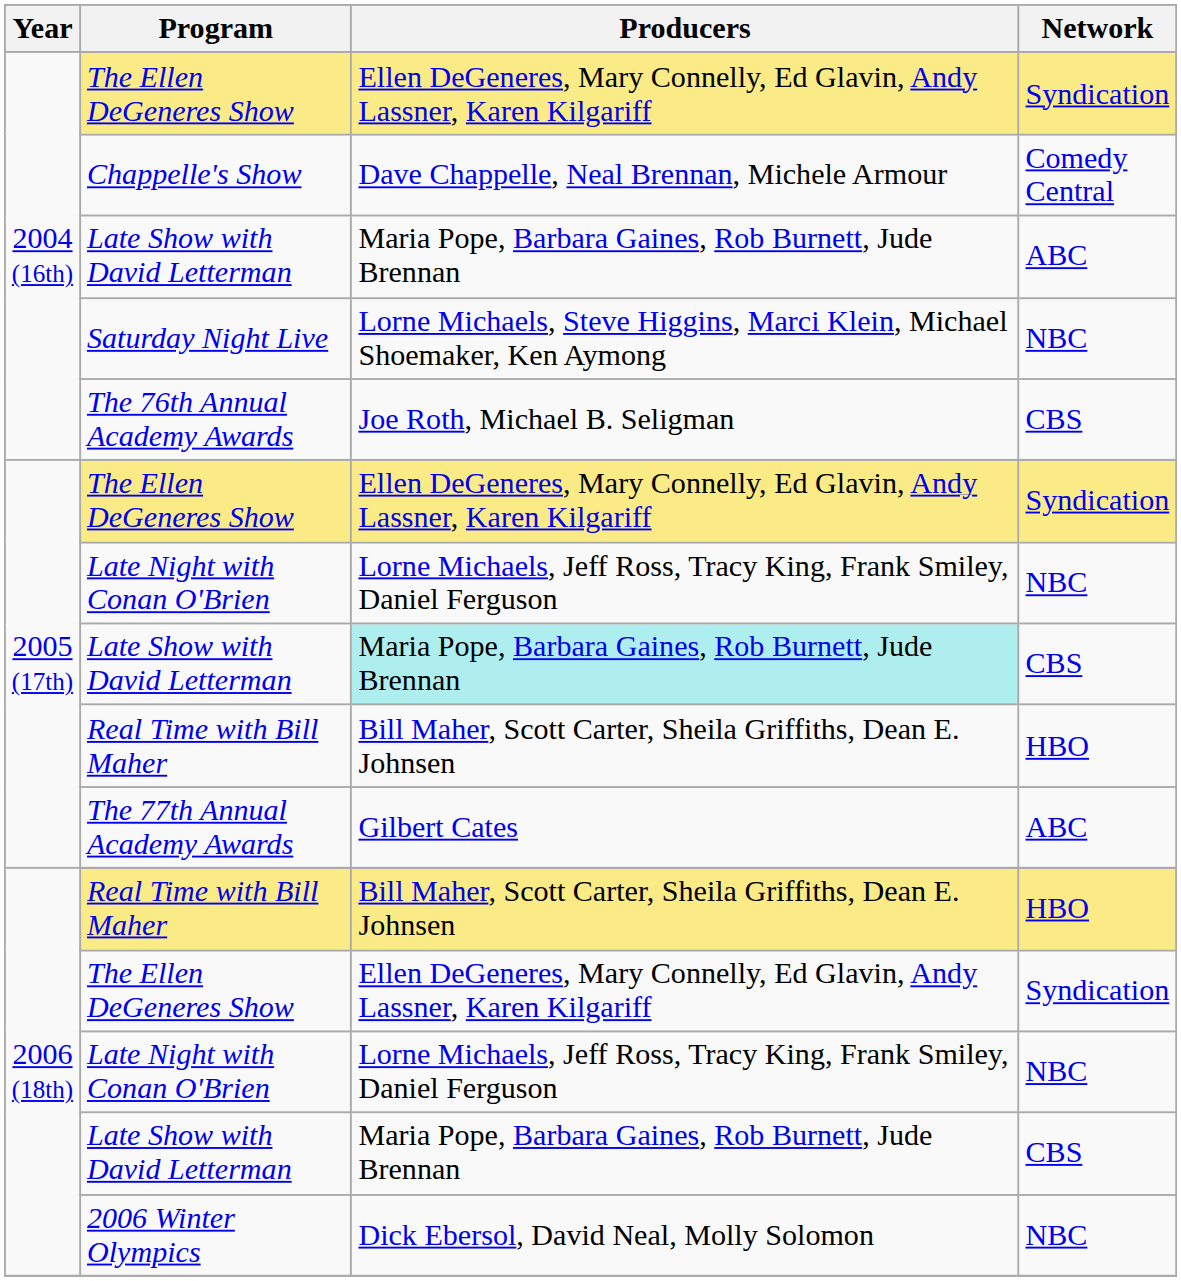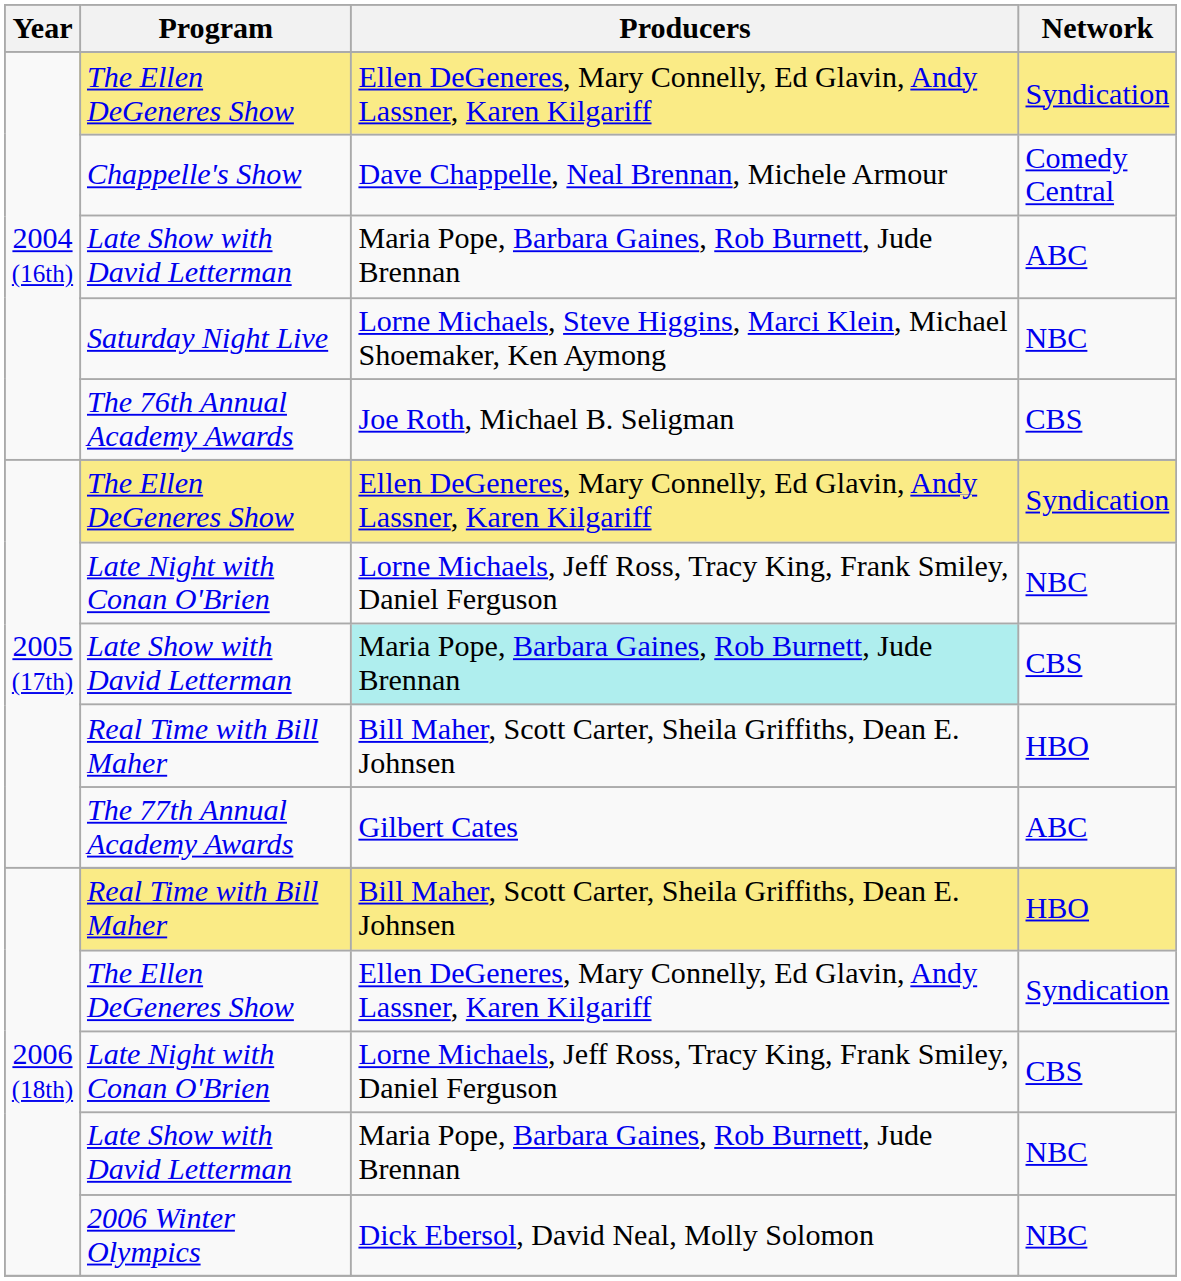(1056, 1071) NBC -> (1054, 1071) CBS
(1054, 1153) CBS -> (1056, 1153) NBC
